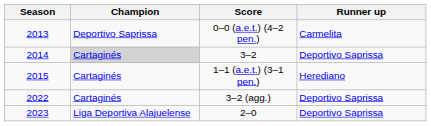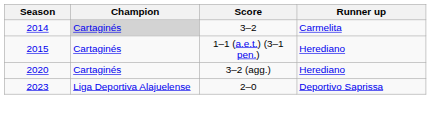- row: (248, 33)
(341, 54) Deportivo Saprissa -> (321, 28) Carmelita
(38, 97) 2022 -> (38, 70) 2020
(341, 97) Deportivo Saprissa -> (322, 70) Herediano
